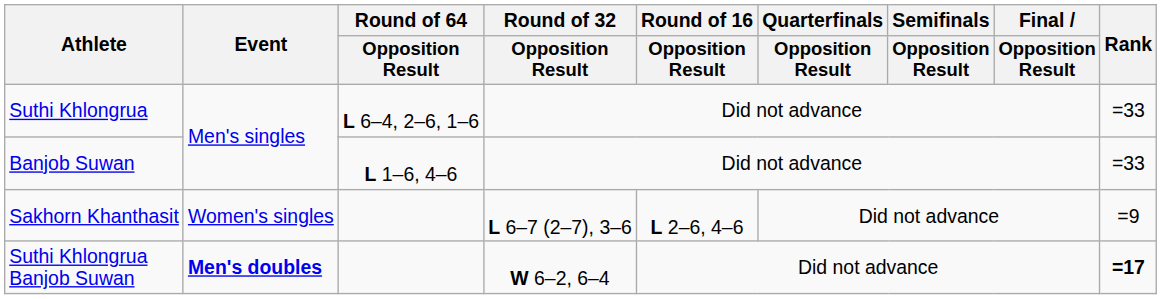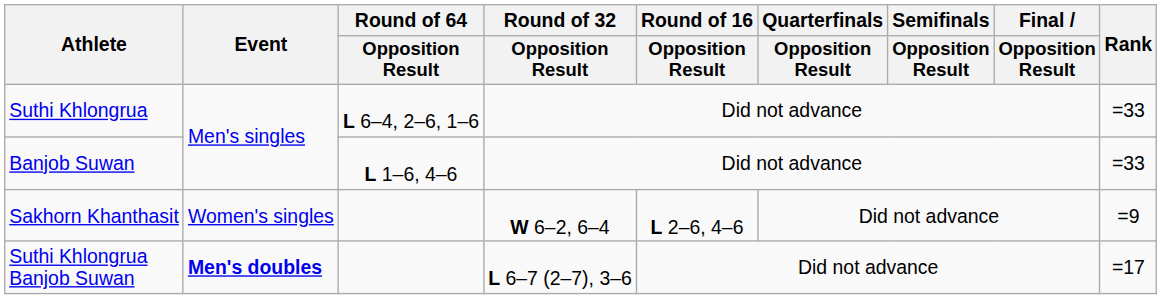(560, 227) L 6–7 (2–7), 3–6 -> (560, 227) W 6–2, 6–4
(560, 279) W 6–2, 6–4 -> (560, 279) L 6–7 (2–7), 3–6
(1128, 268) bold -> (1128, 268) normal
